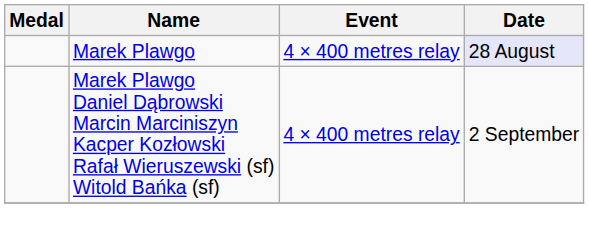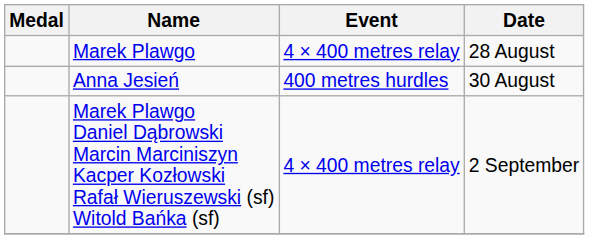(512, 51) lavender background -> (512, 51) no background
+ row: (126, 81)
